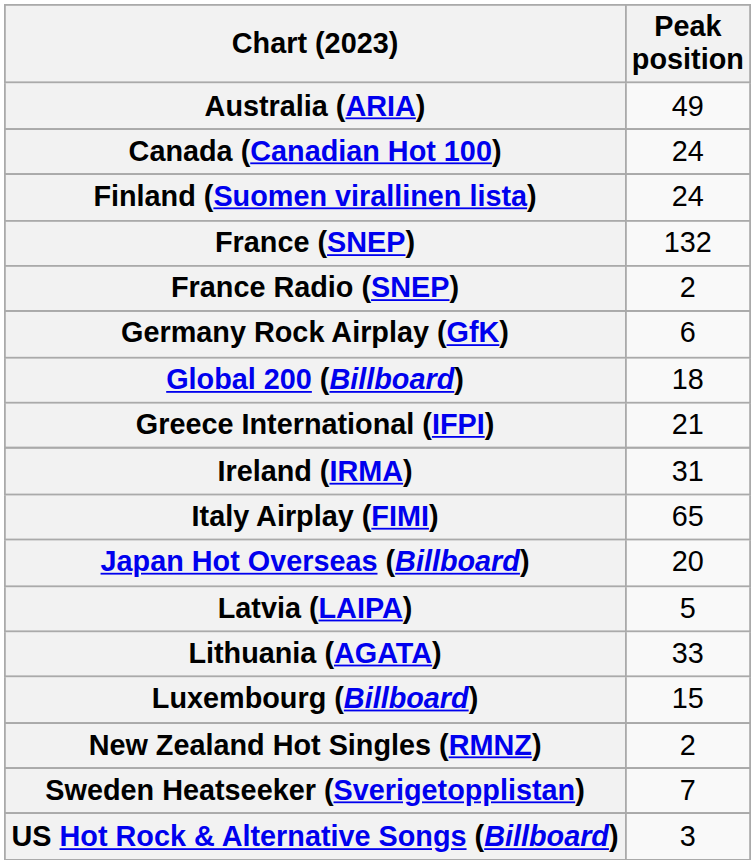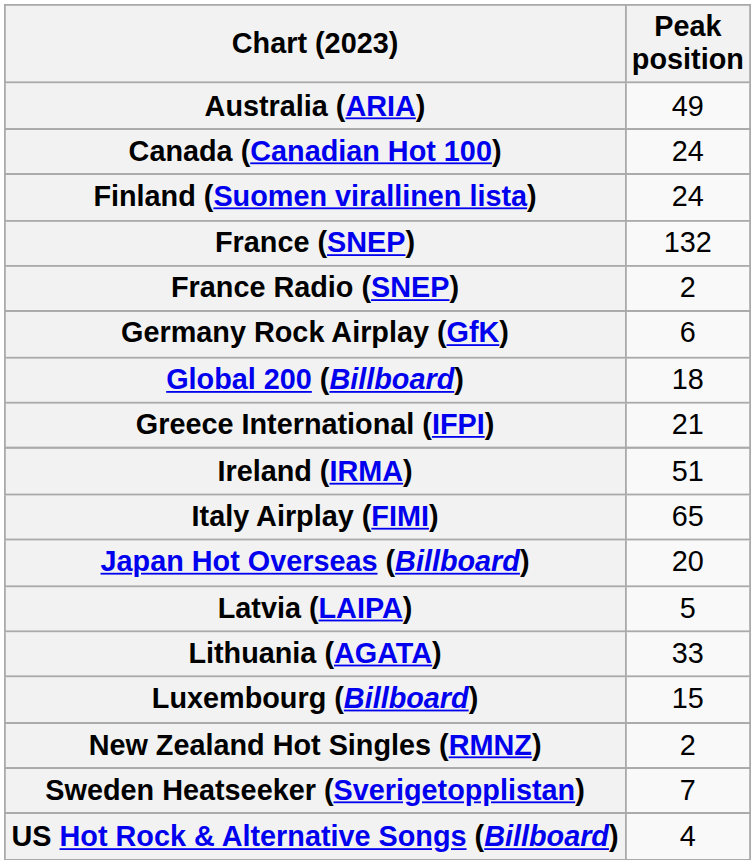(688, 470) 31 -> (688, 470) 51
(688, 836) 3 -> (688, 836) 4
